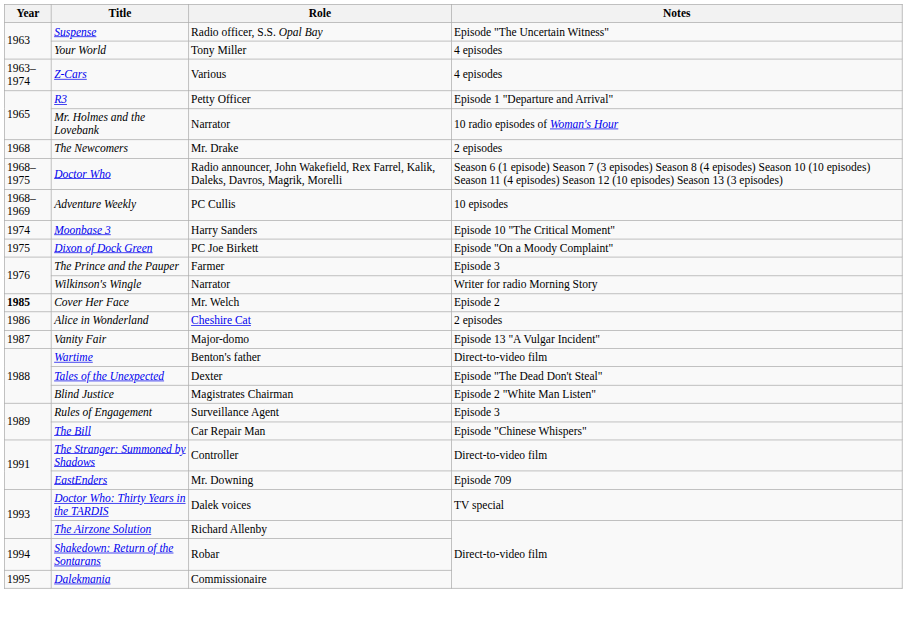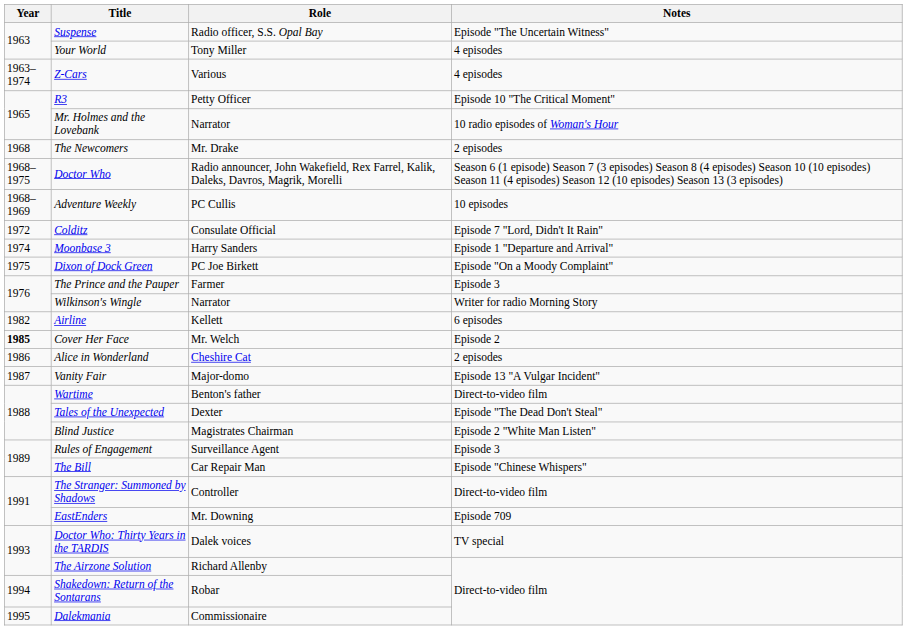(534, 99) Episode 1 "Departure and Arrival" -> (535, 99) Episode 10 "The Critical Moment"
+ row: (71, 229)
(535, 229) Episode 10 "The Critical Moment" -> (534, 248) Episode 1 "Departure and Arrival"
+ row: (70, 321)
